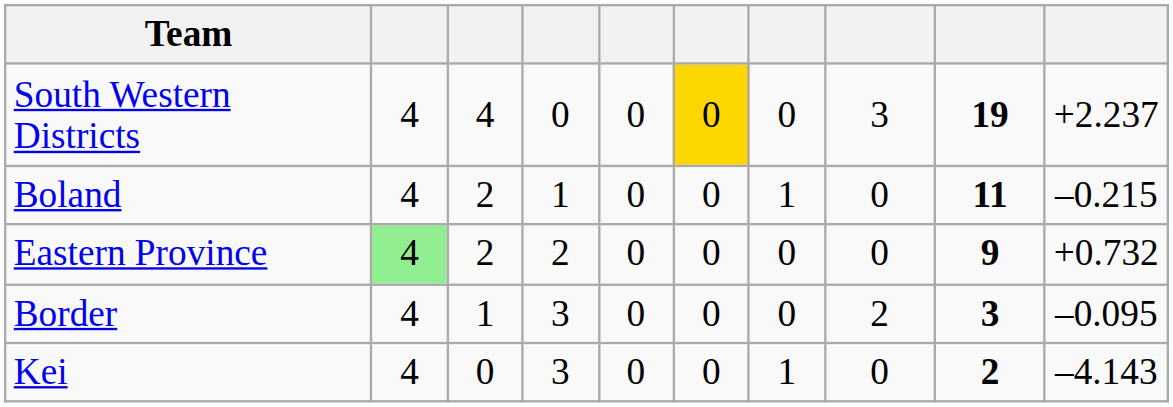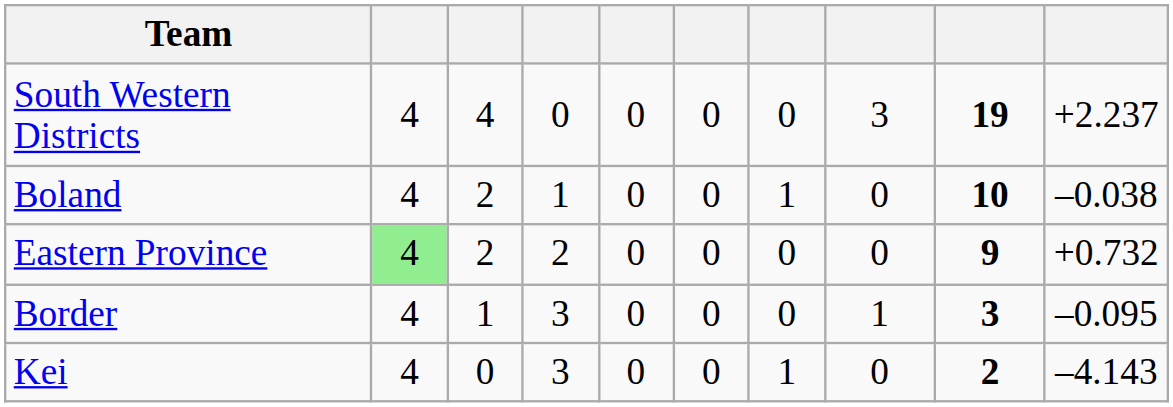(711, 114) gold background -> (711, 114) no background
(990, 194) 11 -> (990, 194) 10
(1106, 194) –0.215 -> (1106, 194) –0.038
(880, 312) 2 -> (880, 312) 1
